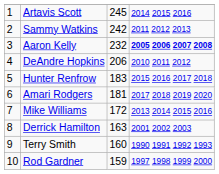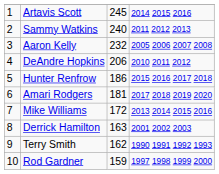(118, 29) 242 -> (118, 29) 240
(172, 46) bold -> (172, 46) normal
(118, 78) 183 -> (118, 78) 186
(118, 144) 160 -> (118, 144) 162
